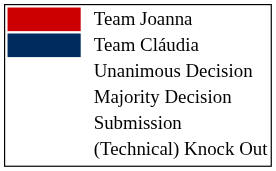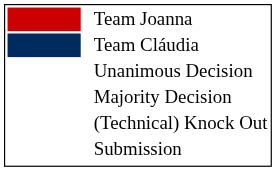rows swapped: (138, 123) <-> (181, 149)
